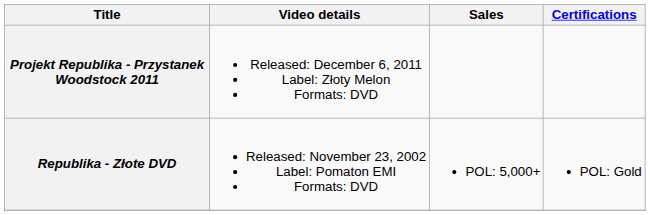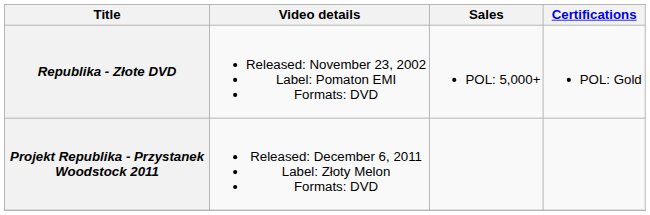rows swapped: (107, 164) <-> (107, 71)
